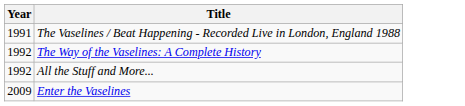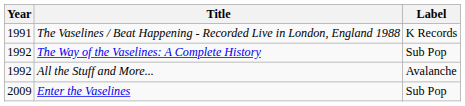+ column: (431, 14)
